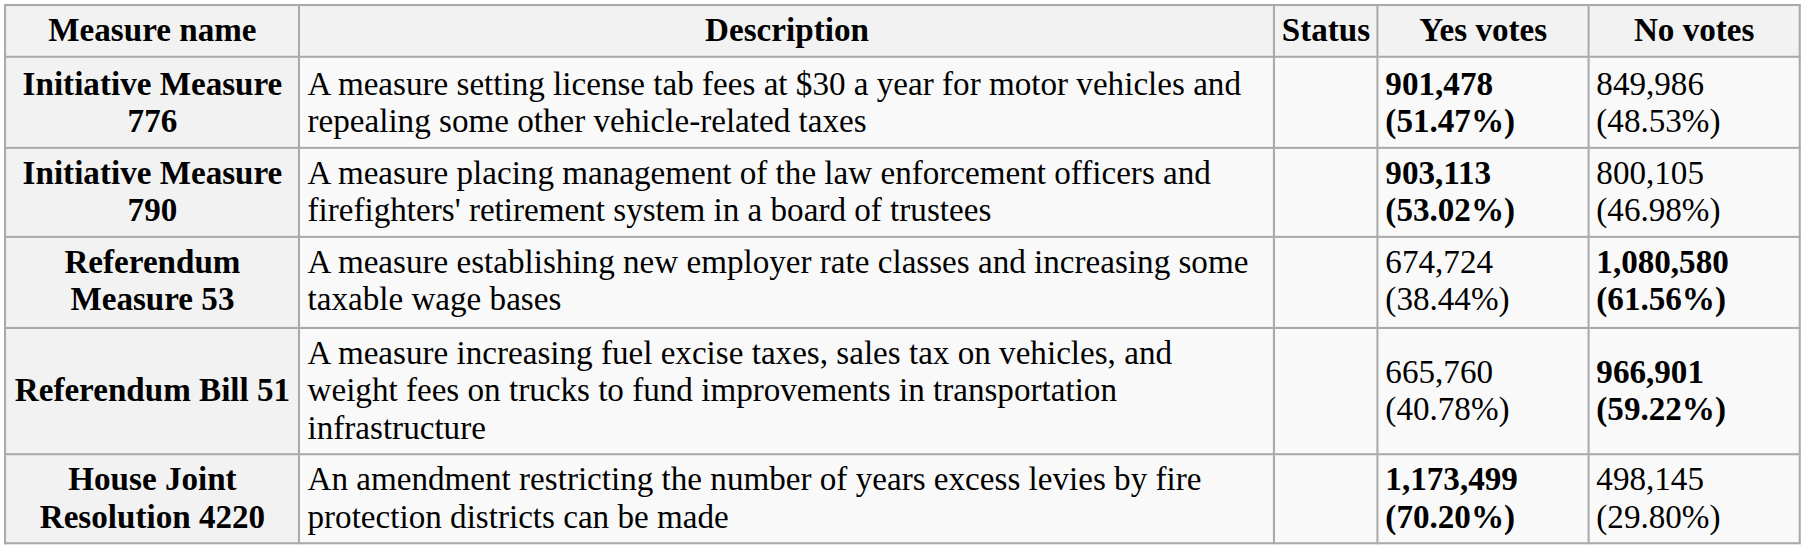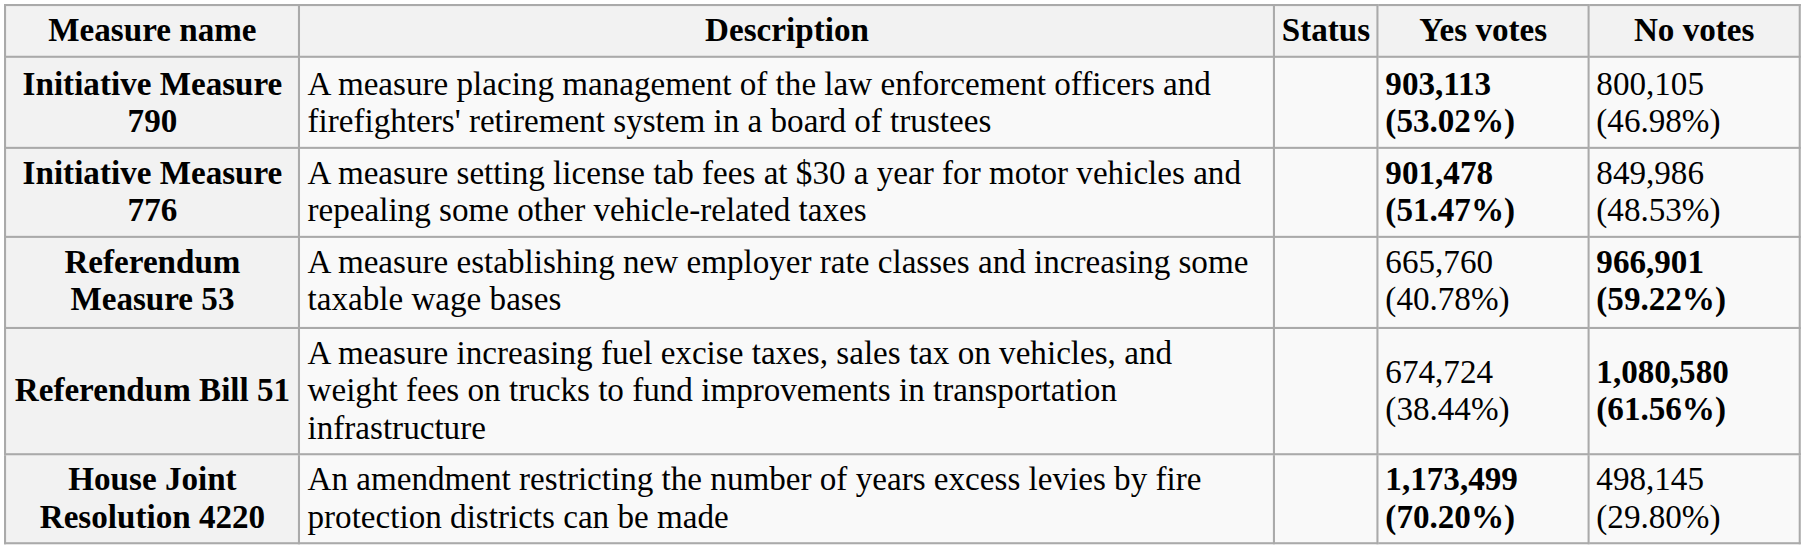rows swapped: (152, 101) <-> (152, 191)
(1447, 281) 674,724 (38.44%) -> (1447, 281) 665,760 (40.78%)
(1663, 281) 1,080,580 (61.56%) -> (1661, 281) 966,901 (59.22%)
(1447, 389) 665,760 (40.78%) -> (1447, 389) 674,724 (38.44%)
(1661, 389) 966,901 (59.22%) -> (1663, 389) 1,080,580 (61.56%)
